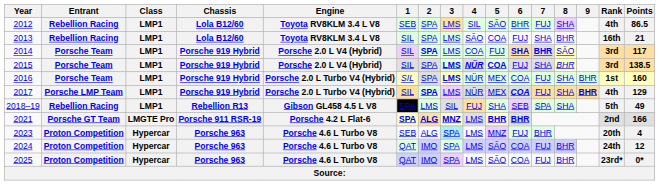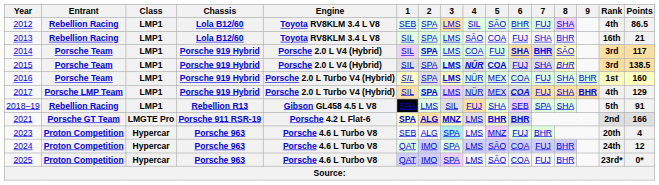(640, 105) 49 -> (640, 105) 91
